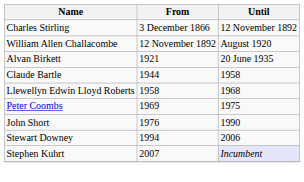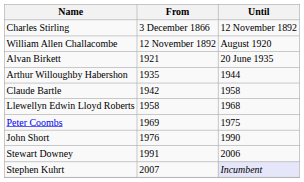+ row: (67, 75)
(149, 75) 1944 -> (149, 91) 1942
(149, 138) 1994 -> (149, 153) 1991
